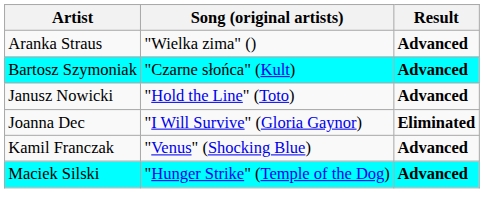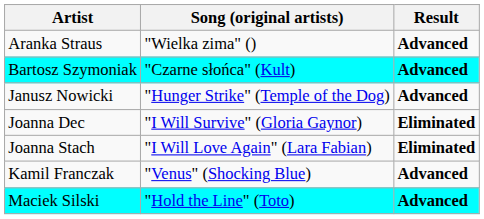(220, 95) "Hold the Line" (Toto) -> (267, 95) "Hunger Strike" (Temple of the Dog)
+ row: (52, 148)
(267, 174) "Hunger Strike" (Temple of the Dog) -> (220, 200) "Hold the Line" (Toto)
